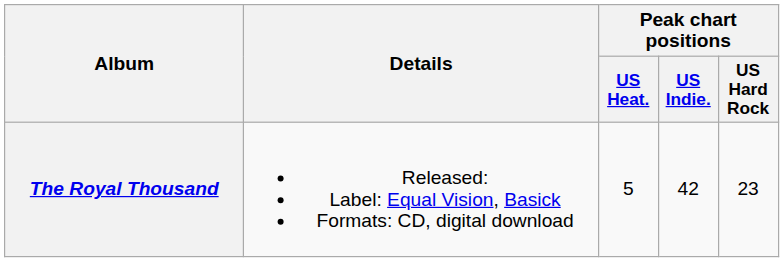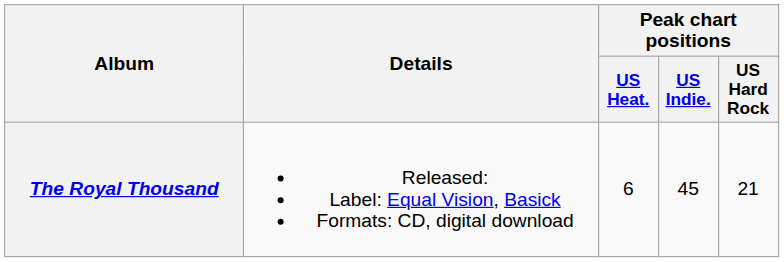(628, 189) 5 -> (628, 189) 6
(688, 189) 42 -> (688, 189) 45
(748, 189) 23 -> (748, 189) 21
